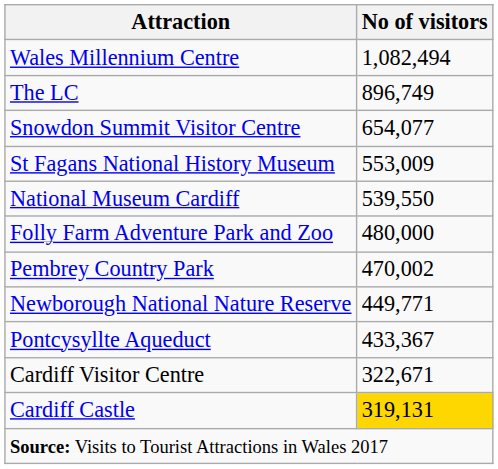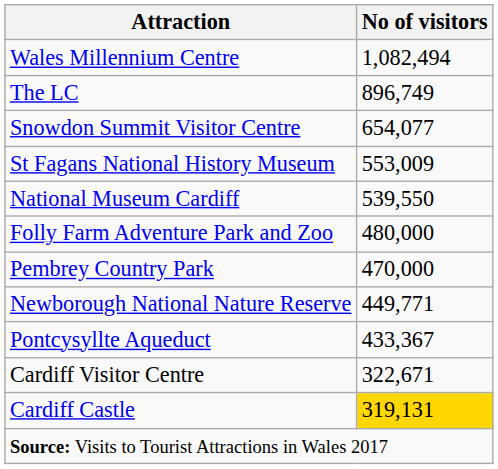(398, 269) 470,002 -> (398, 269) 470,000
